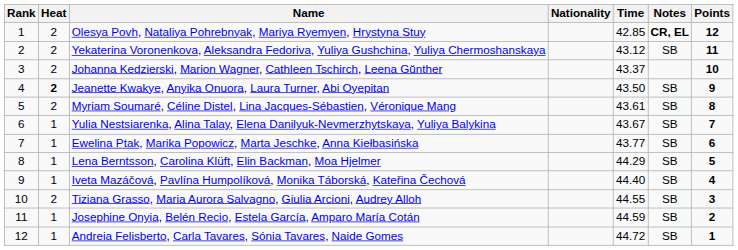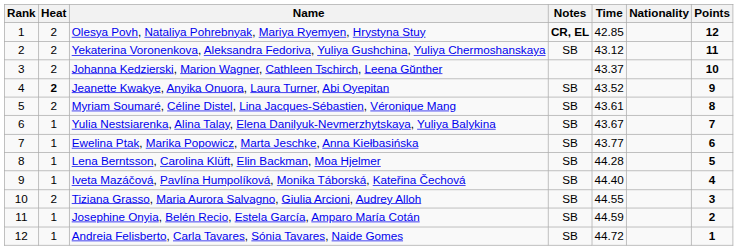columns swapped: (581, 13) <-> (670, 13)
(631, 87) 43.50 -> (609, 87) 43.52
(631, 161) 44.29 -> (609, 161) 44.28
